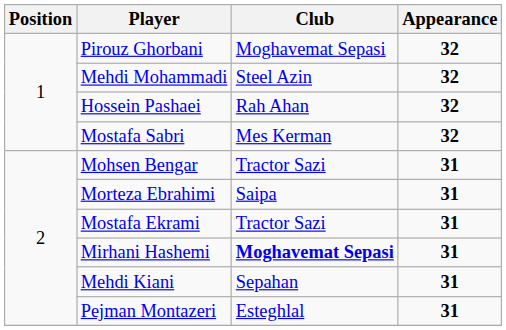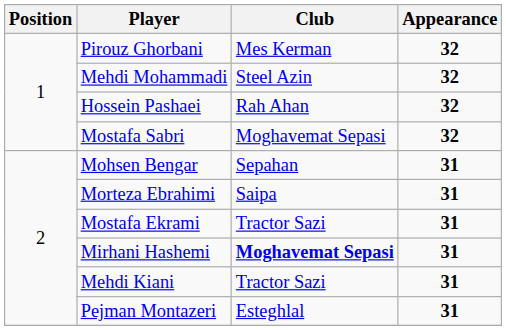(311, 48) Moghavemat Sepasi -> (284, 48) Mes Kerman
(284, 135) Mes Kerman -> (311, 135) Moghavemat Sepasi
(281, 164) Tractor Sazi -> (267, 164) Sepahan
(267, 281) Sepahan -> (281, 281) Tractor Sazi
